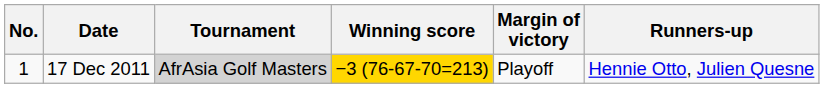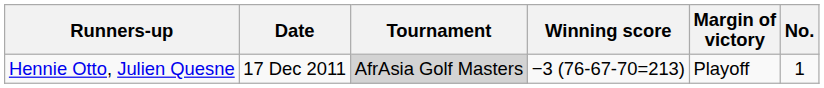columns swapped: (24, 30) <-> (701, 30)
(412, 69) gold background -> (608, 69) no background
